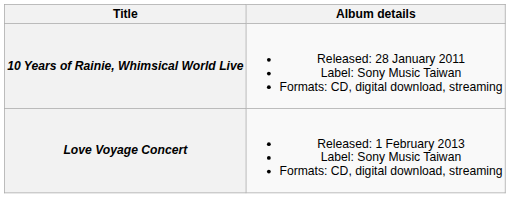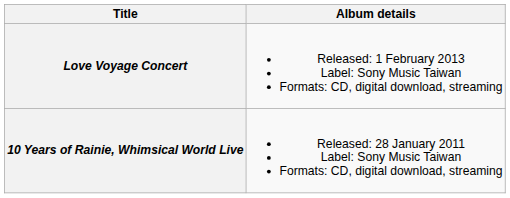rows swapped: (125, 66) <-> (125, 150)
